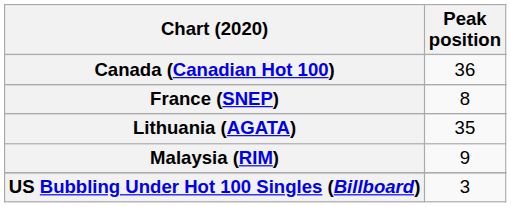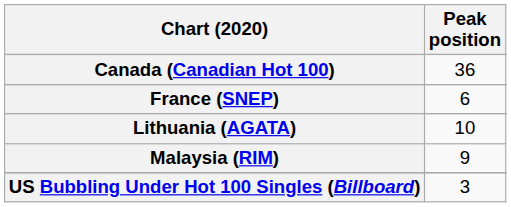(465, 98) 8 -> (465, 98) 6
(465, 128) 35 -> (465, 128) 10
